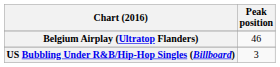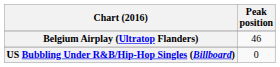(256, 54) 3 -> (256, 54) 0
